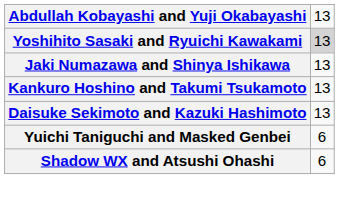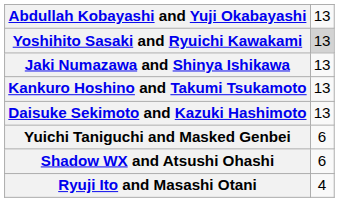+ row: (157, 185)
